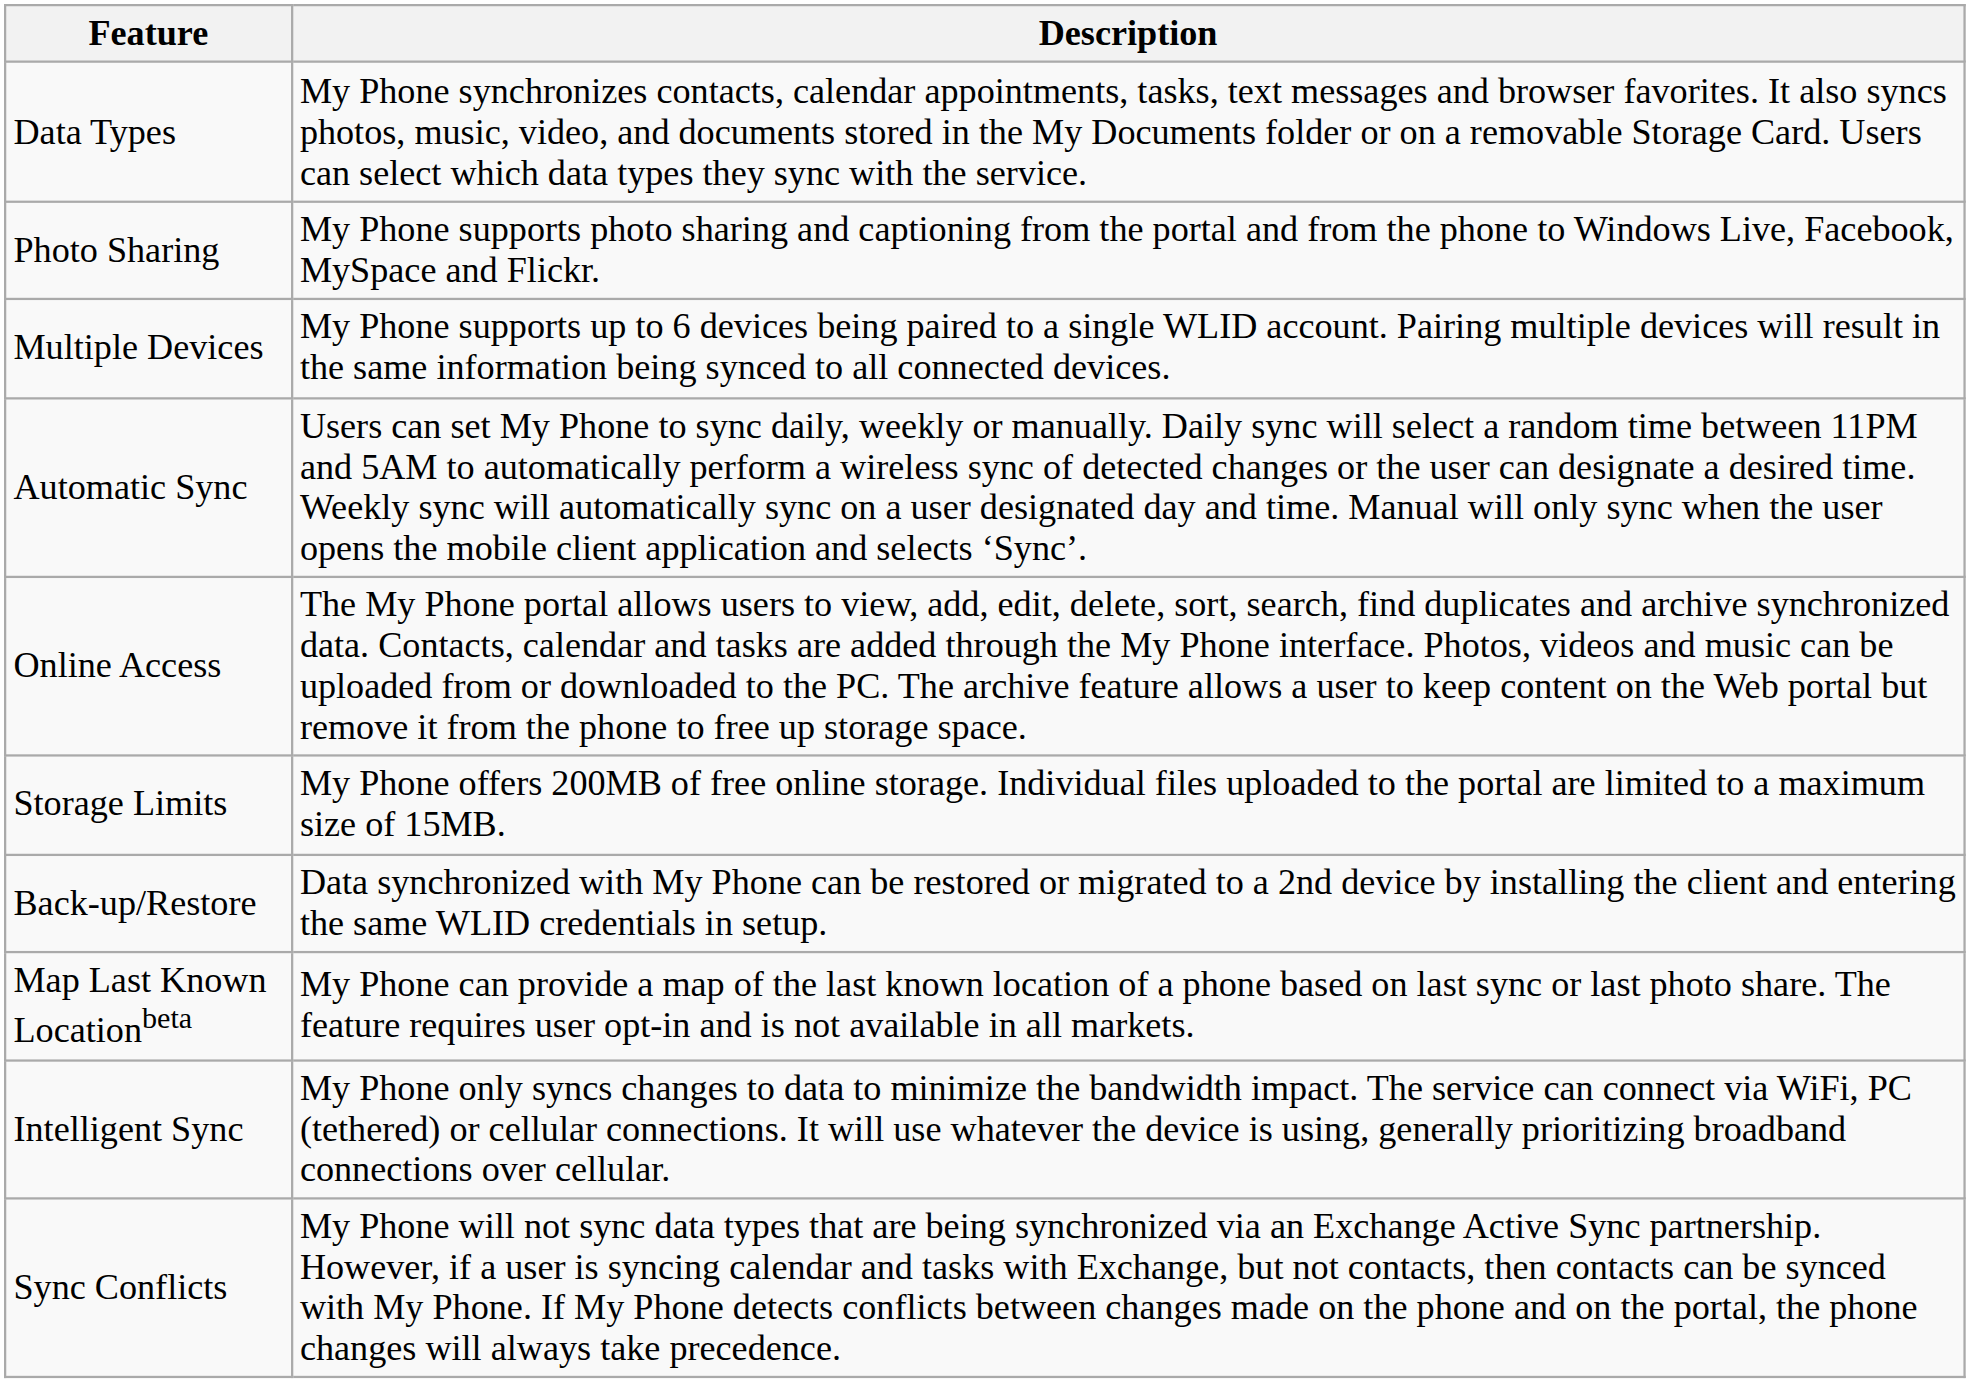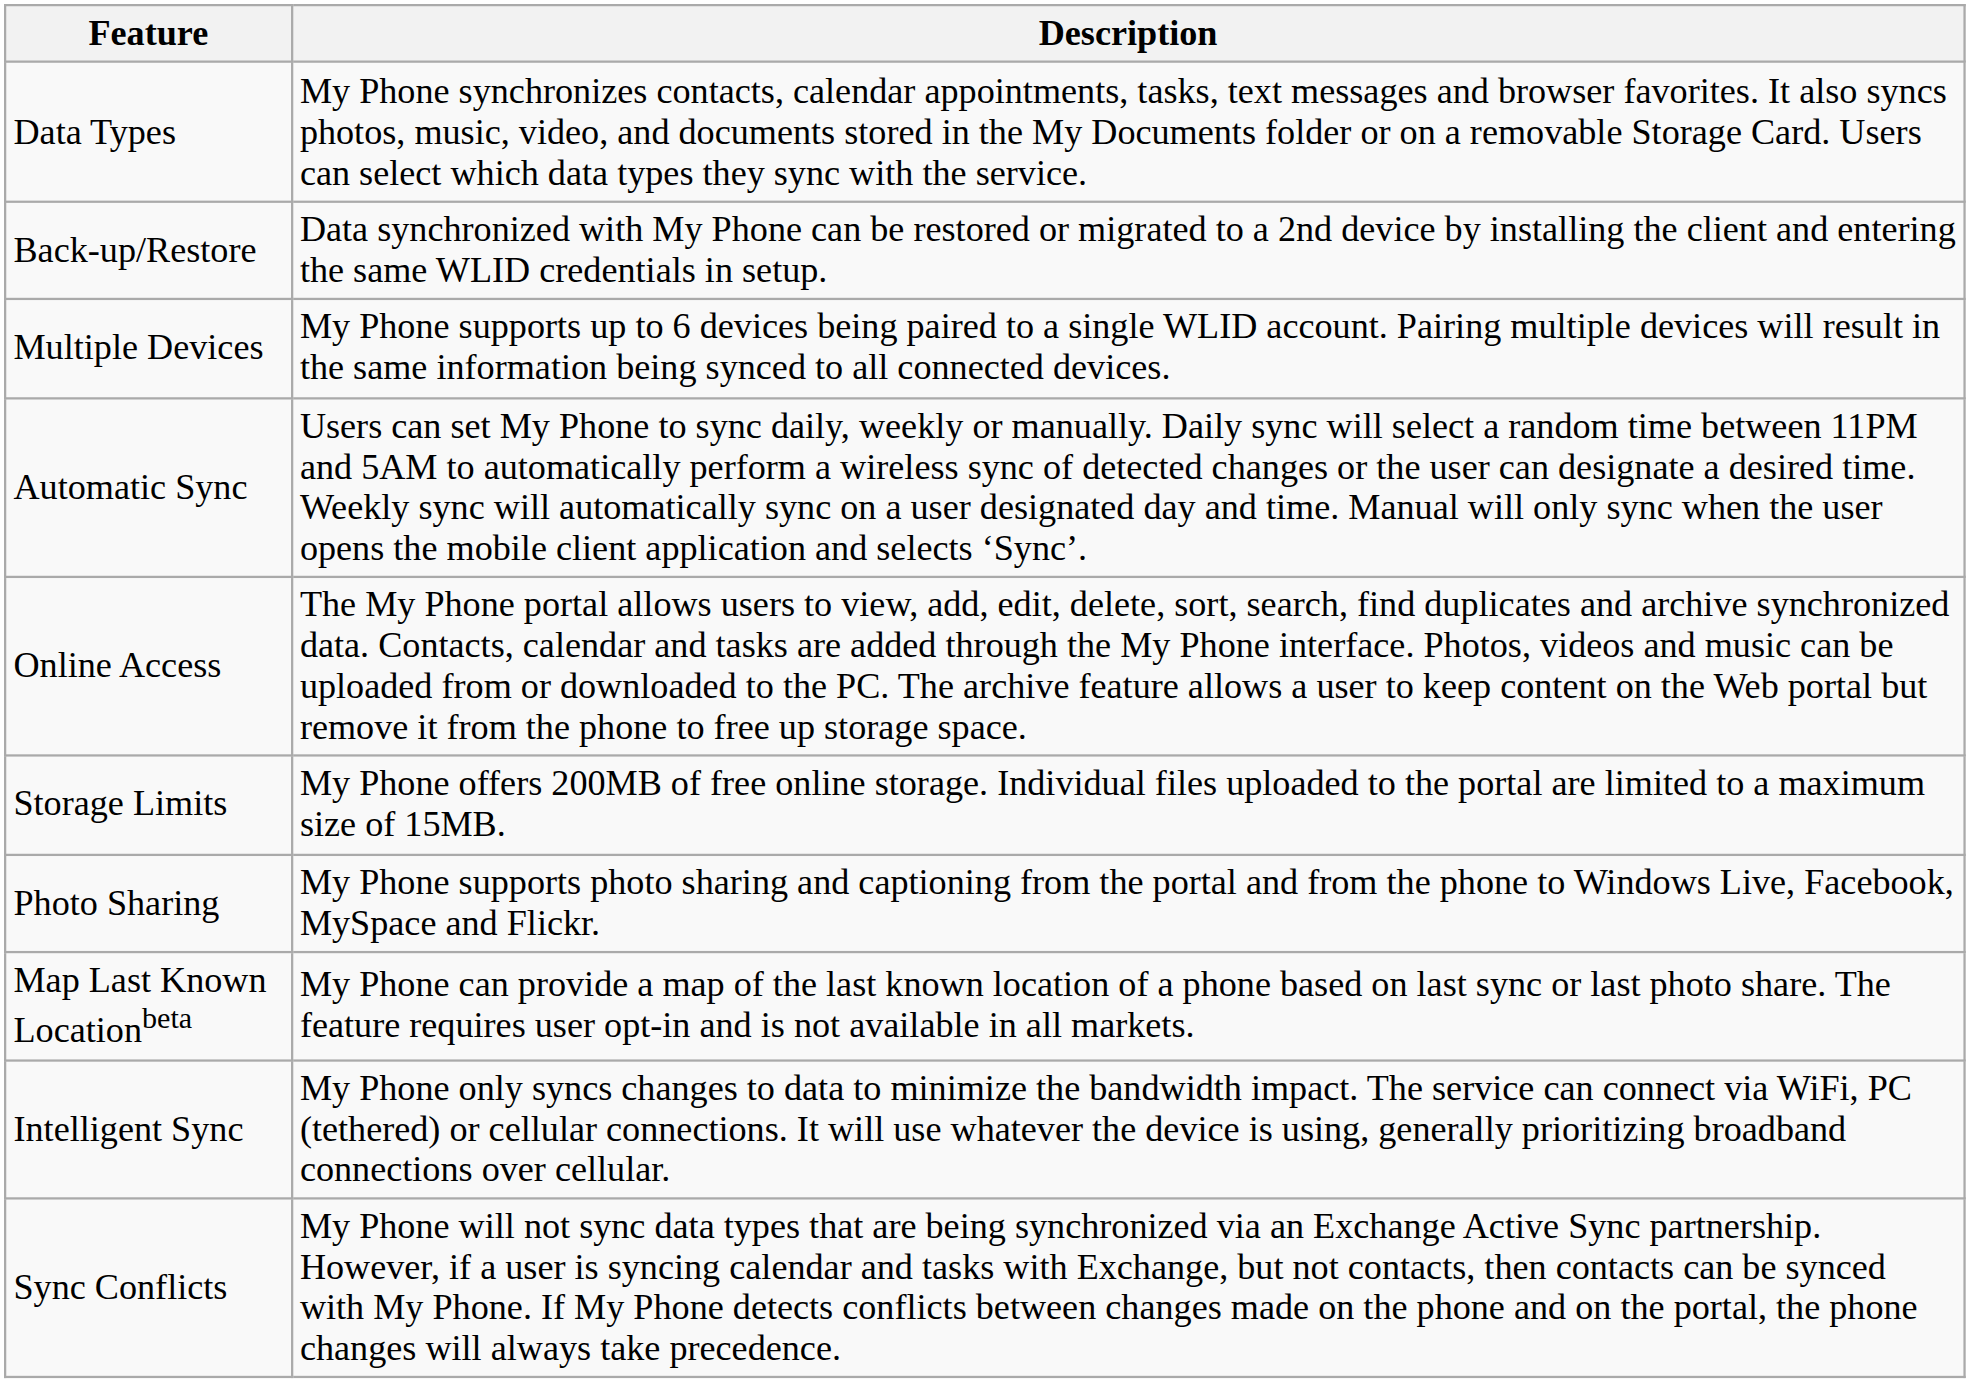rows swapped: (135, 902) <-> (116, 249)
